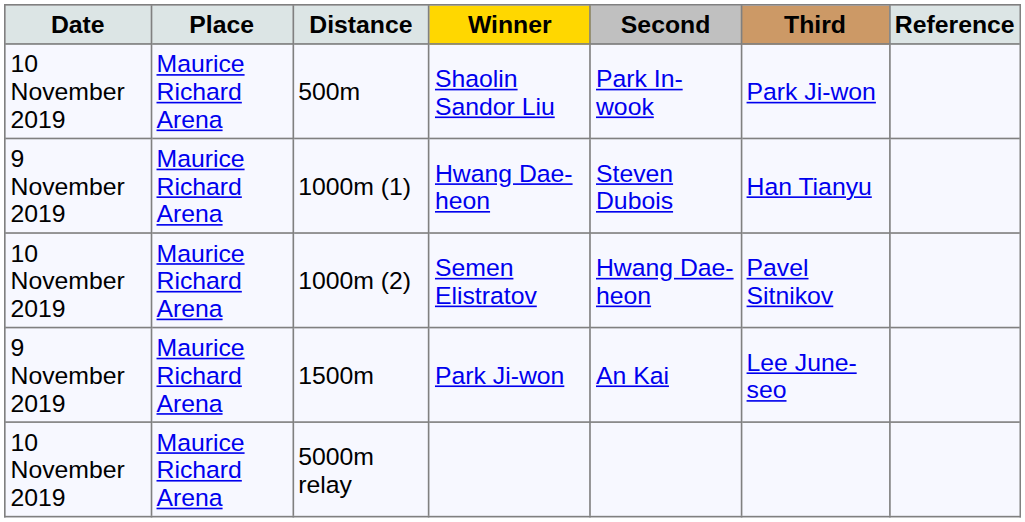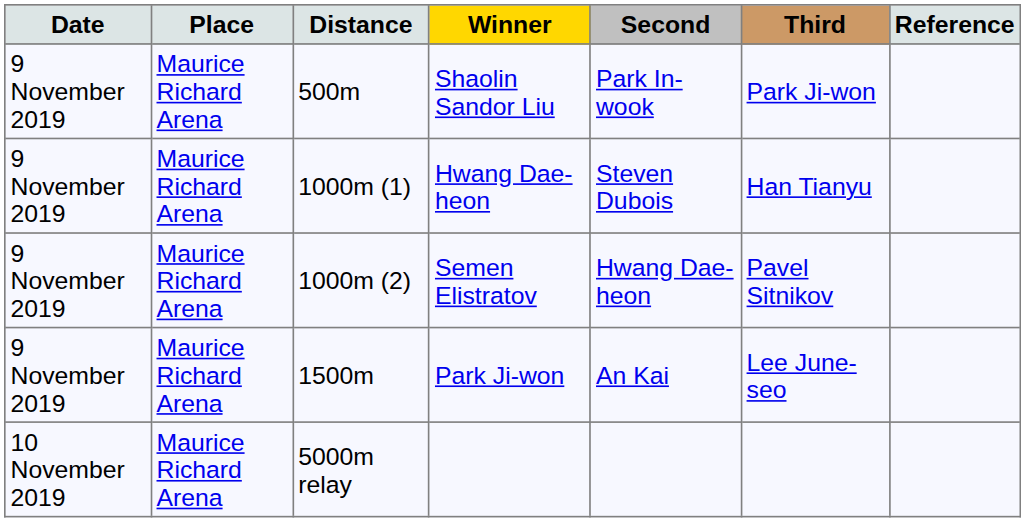(68, 91) 10 November 2019 -> (68, 91) 9 November 2019
(68, 280) 10 November 2019 -> (68, 280) 9 November 2019
